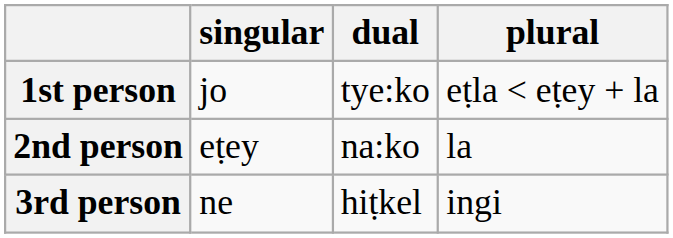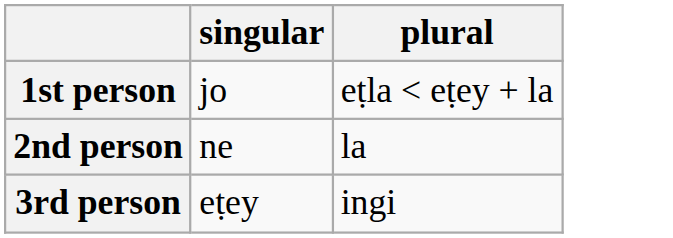- column: (385, 32)
(229, 145) eṭey -> (216, 145) ne
(216, 202) ne -> (229, 202) eṭey
